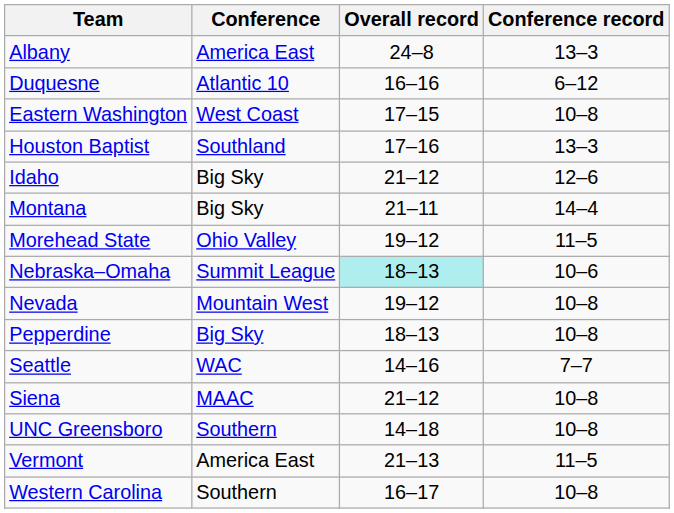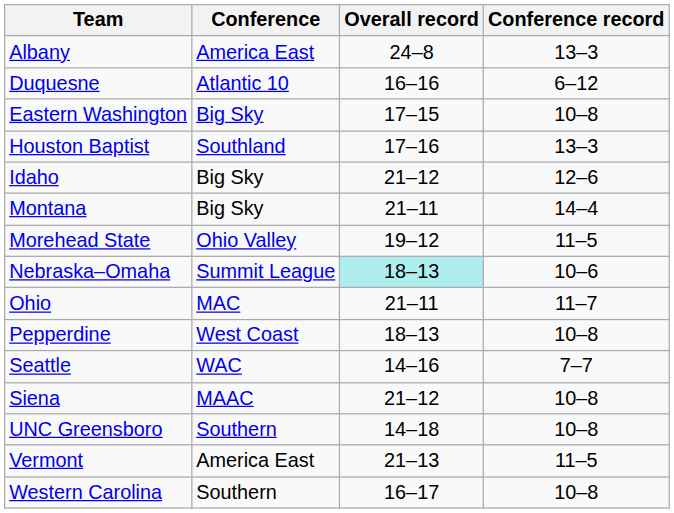(247, 114) West Coast -> (230, 114) Big Sky
- row: (43, 303)
+ row: (30, 303)
(230, 334) Big Sky -> (247, 334) West Coast
